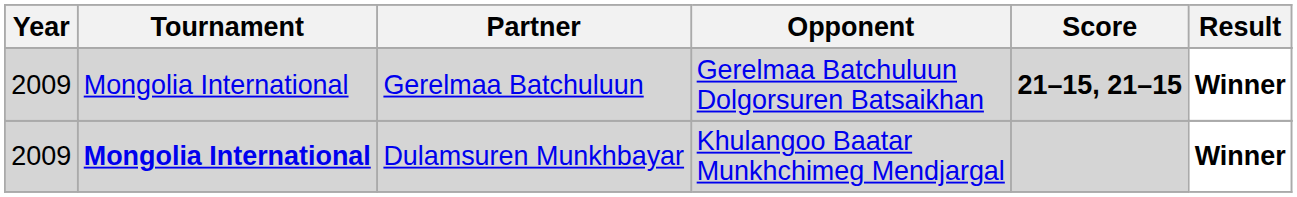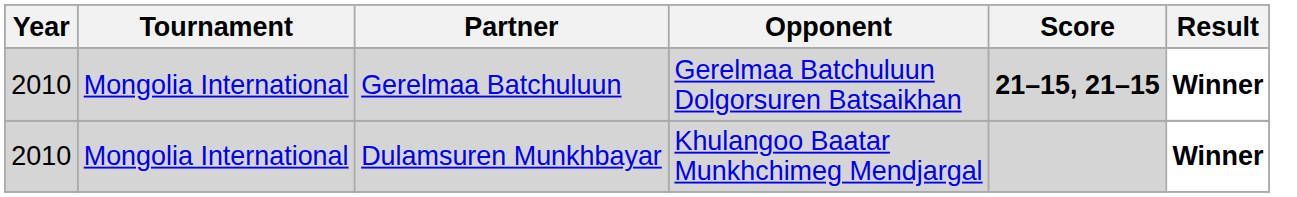(41, 84) 2009 -> (41, 84) 2010
(41, 157) 2009 -> (41, 157) 2010
(227, 157) bold -> (216, 157) normal
